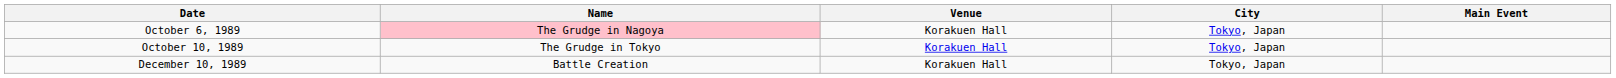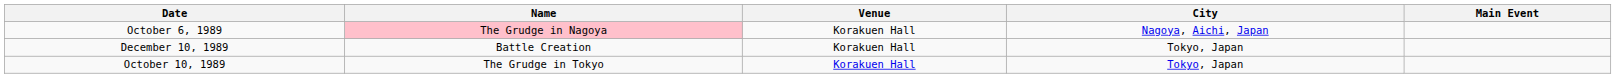(1247, 30) Tokyo, Japan -> (1205, 30) Nagoya, Aichi, Japan
rows swapped: (193, 47) <-> (193, 64)
